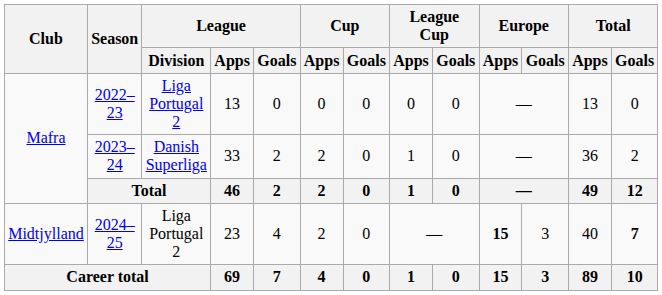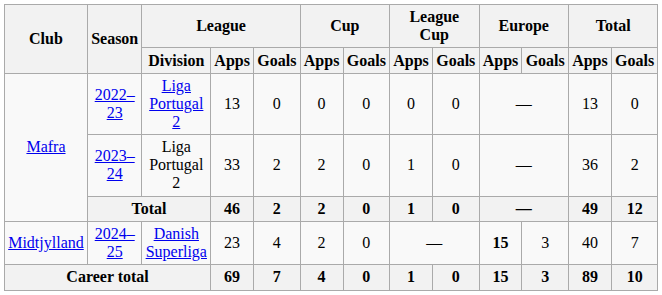(176, 156) Danish Superliga -> (176, 165) Liga Portugal 2
(176, 234) Liga Portugal 2 -> (176, 243) Danish Superliga
(635, 234) bold -> (635, 243) normal
